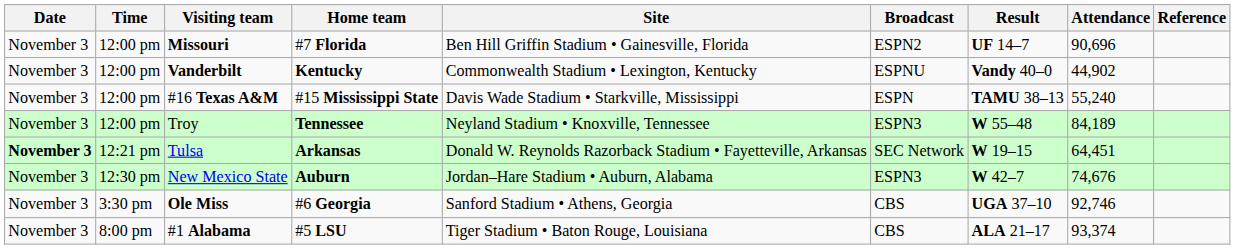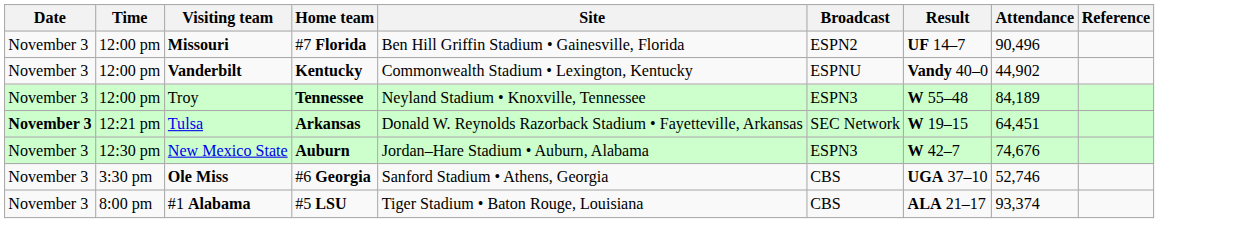(1094, 44) 90,696 -> (1018, 44) 90,496
- row: (223, 97)
(1094, 203) 92,746 -> (1018, 177) 52,746
